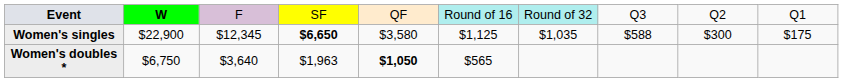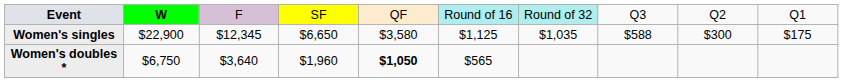(319, 35) bold -> (319, 35) normal
(319, 61) $1,963 -> (319, 61) $1,960
